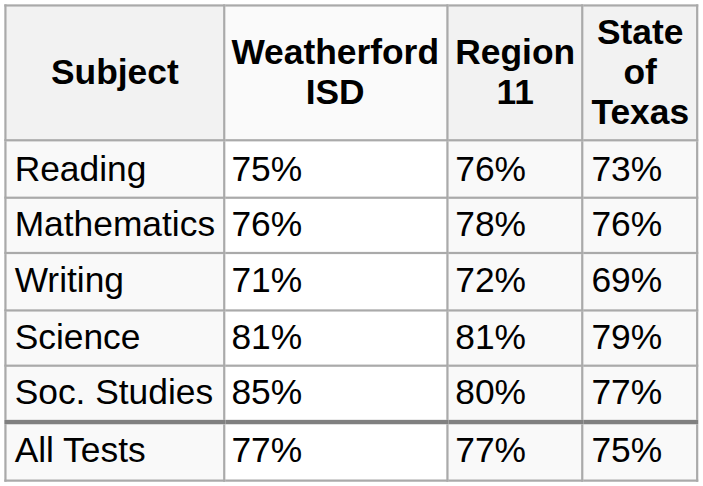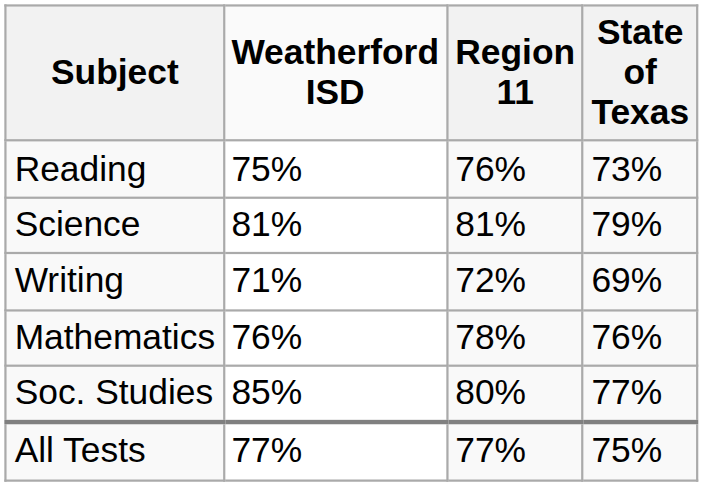rows swapped: (115, 224) <-> (78, 336)
